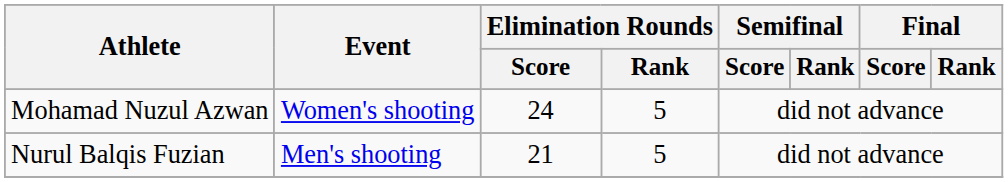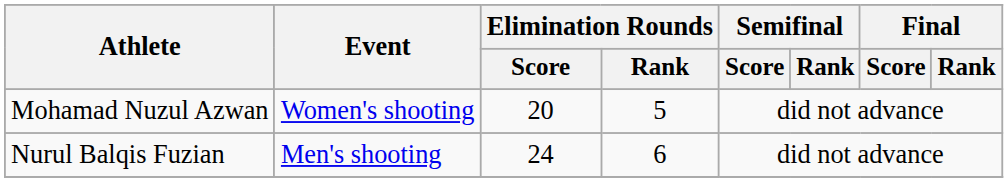(541, 111) 24 -> (541, 111) 20
(541, 154) 21 -> (541, 154) 24
(660, 154) 5 -> (660, 154) 6
